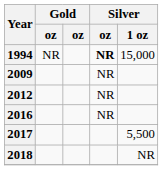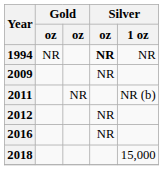(138, 54) 15,000 -> (147, 54) NR
+ row: (20, 94)
- row: (20, 134)
(146, 154) NR -> (138, 154) 15,000
